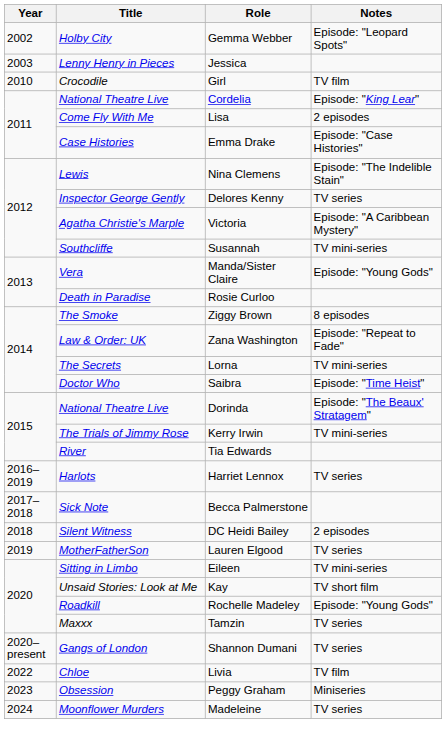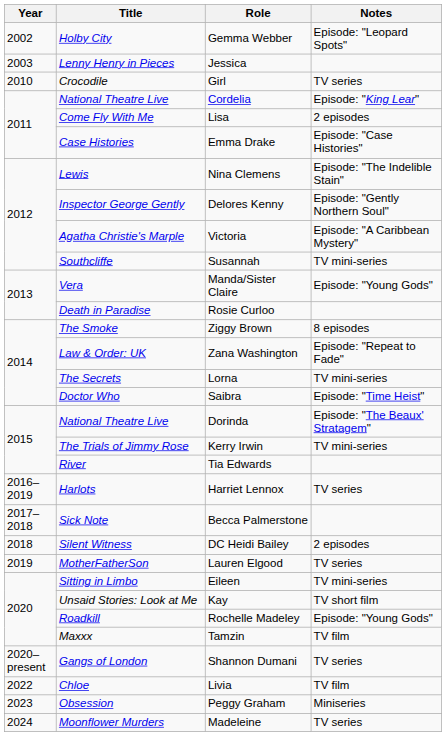(332, 81) TV film -> (338, 81) TV series
(338, 198) TV series -> (356, 205) Episode: "Gently Northern Soul"
(338, 623) TV series -> (332, 636) TV film
